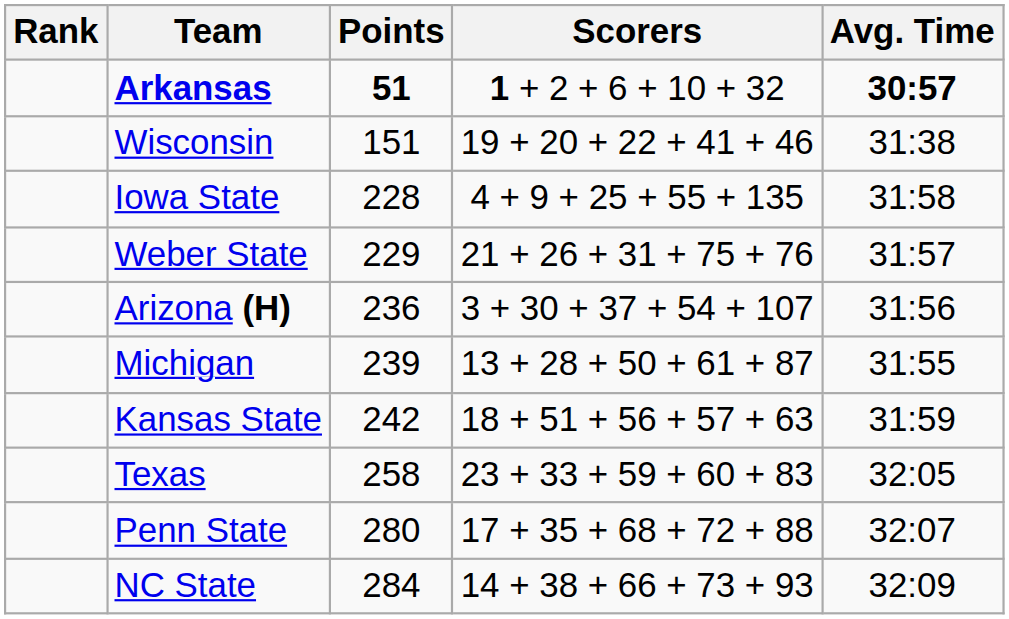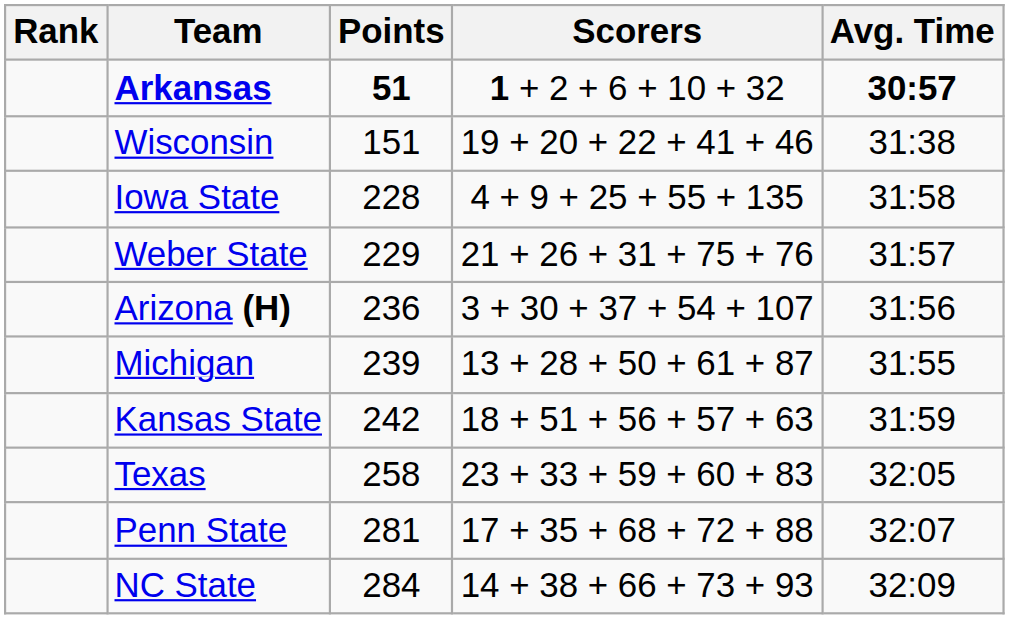(391, 530) 280 -> (391, 530) 281
